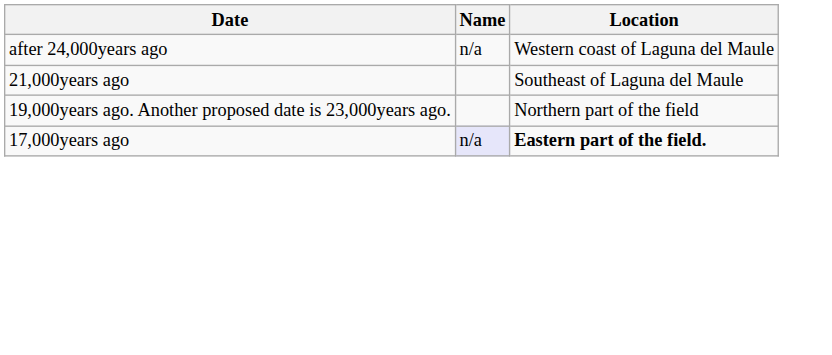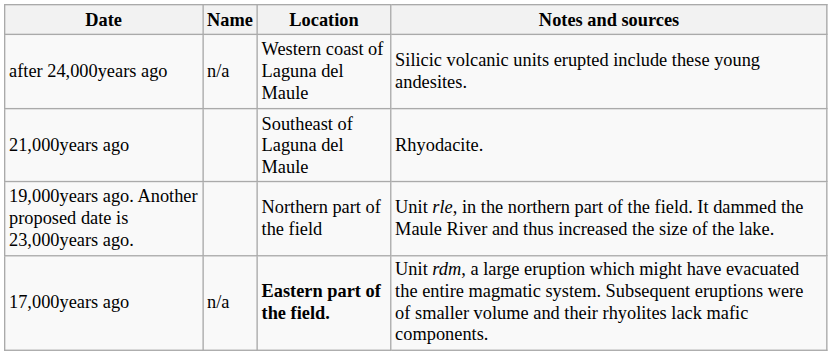+ column: (609, 19)
(471, 140) lavender background -> (218, 302) no background
